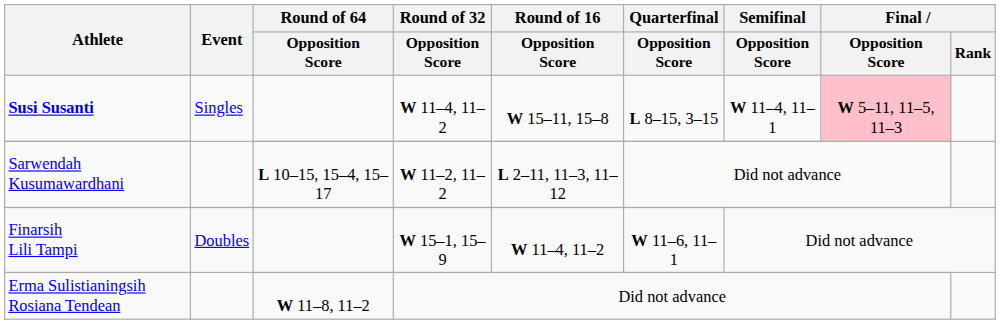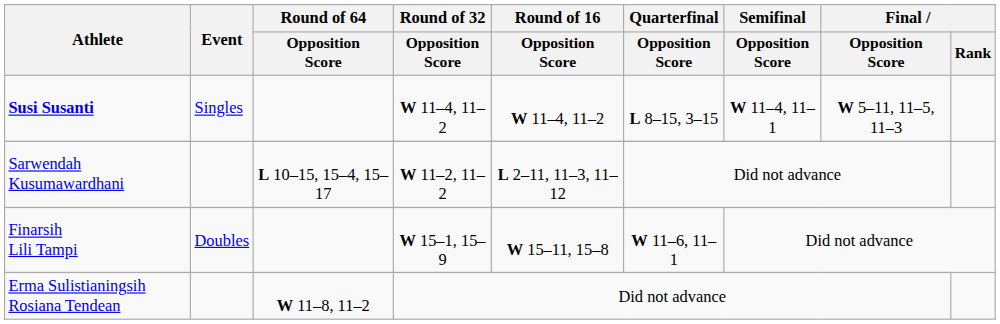(558, 118) W 15–11, 15–8 -> (558, 118) W 11–4, 11–2
(886, 118) pink background -> (886, 118) no background
(558, 250) W 11–4, 11–2 -> (558, 250) W 15–11, 15–8
